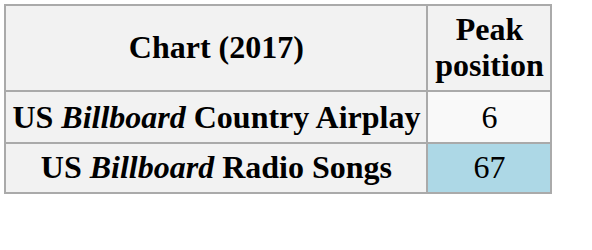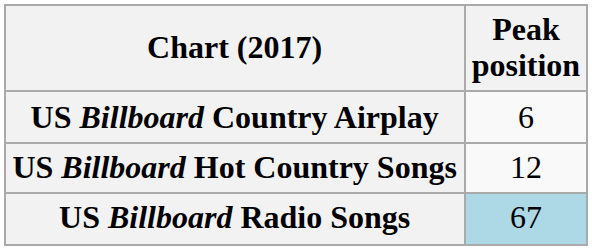+ row: (235, 167)
